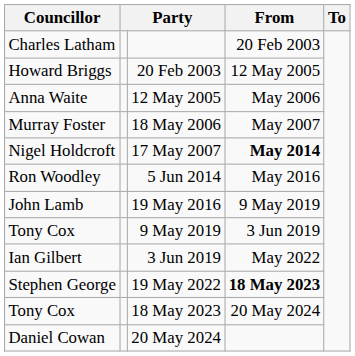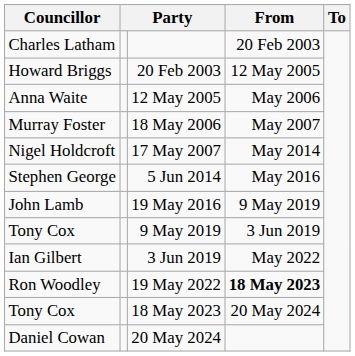(285, 151) bold -> (286, 151) normal
(54, 177) Ron Woodley -> (62, 177) Stephen George
(62, 284) Stephen George -> (54, 284) Ron Woodley
